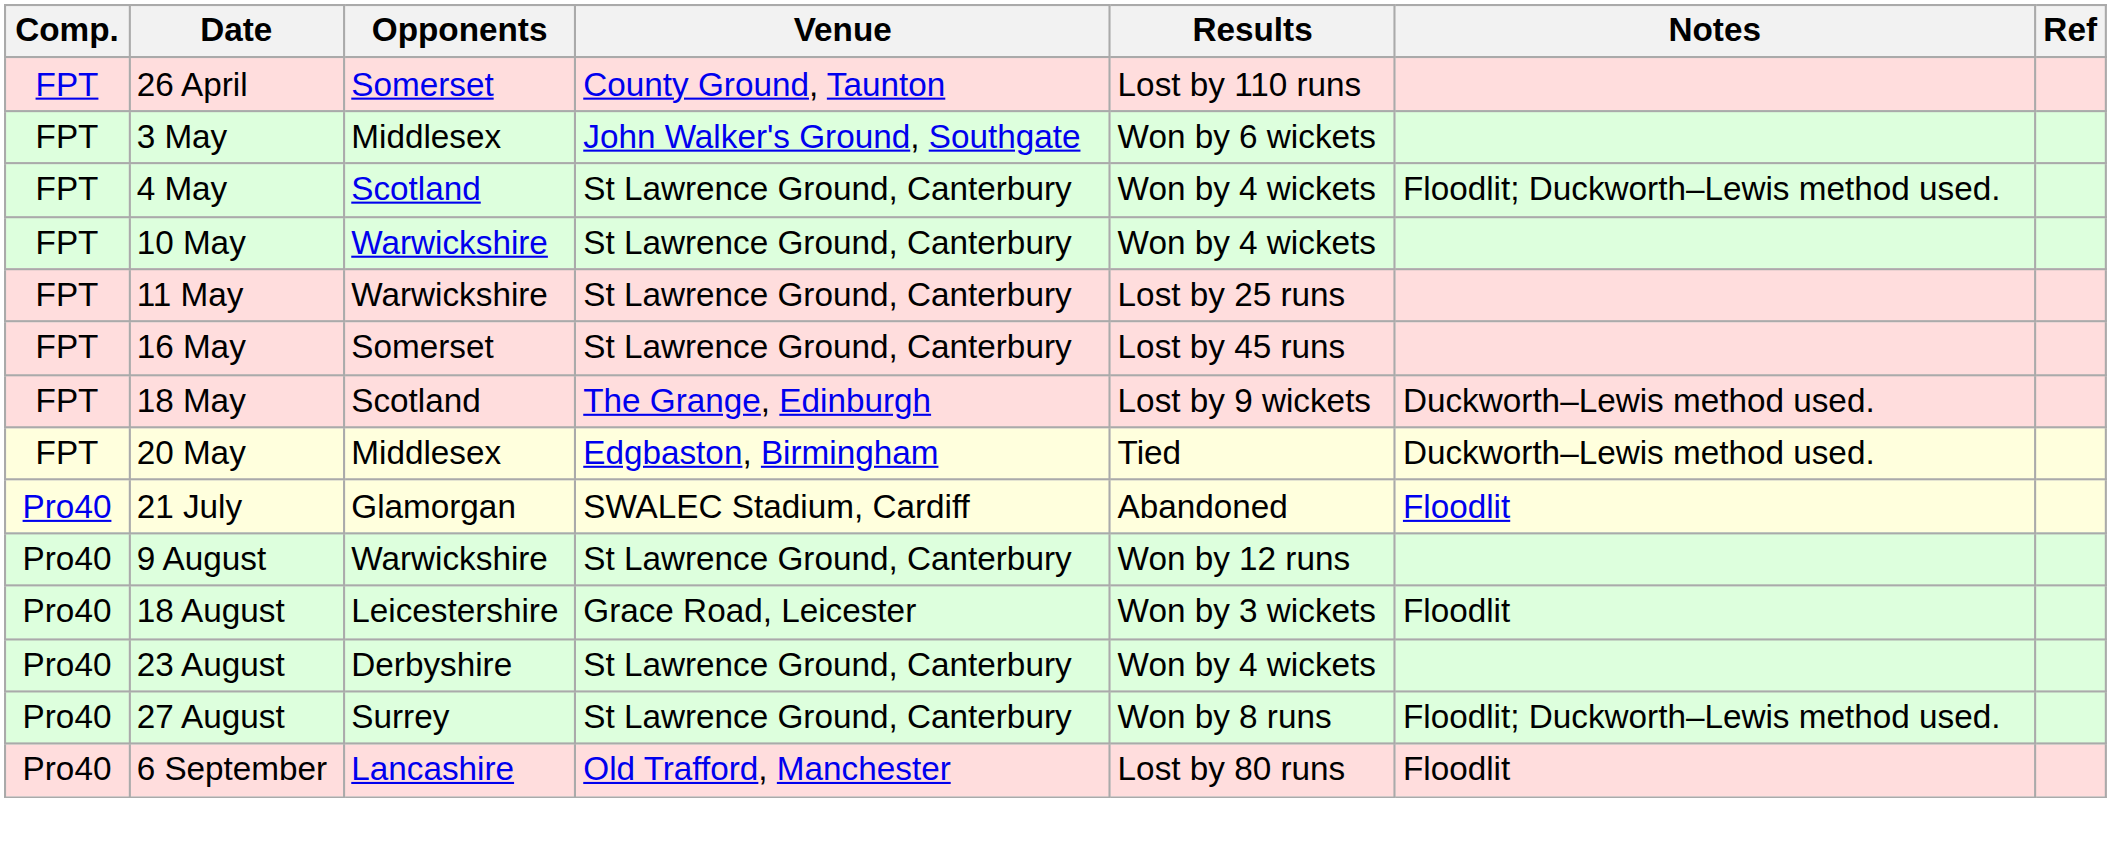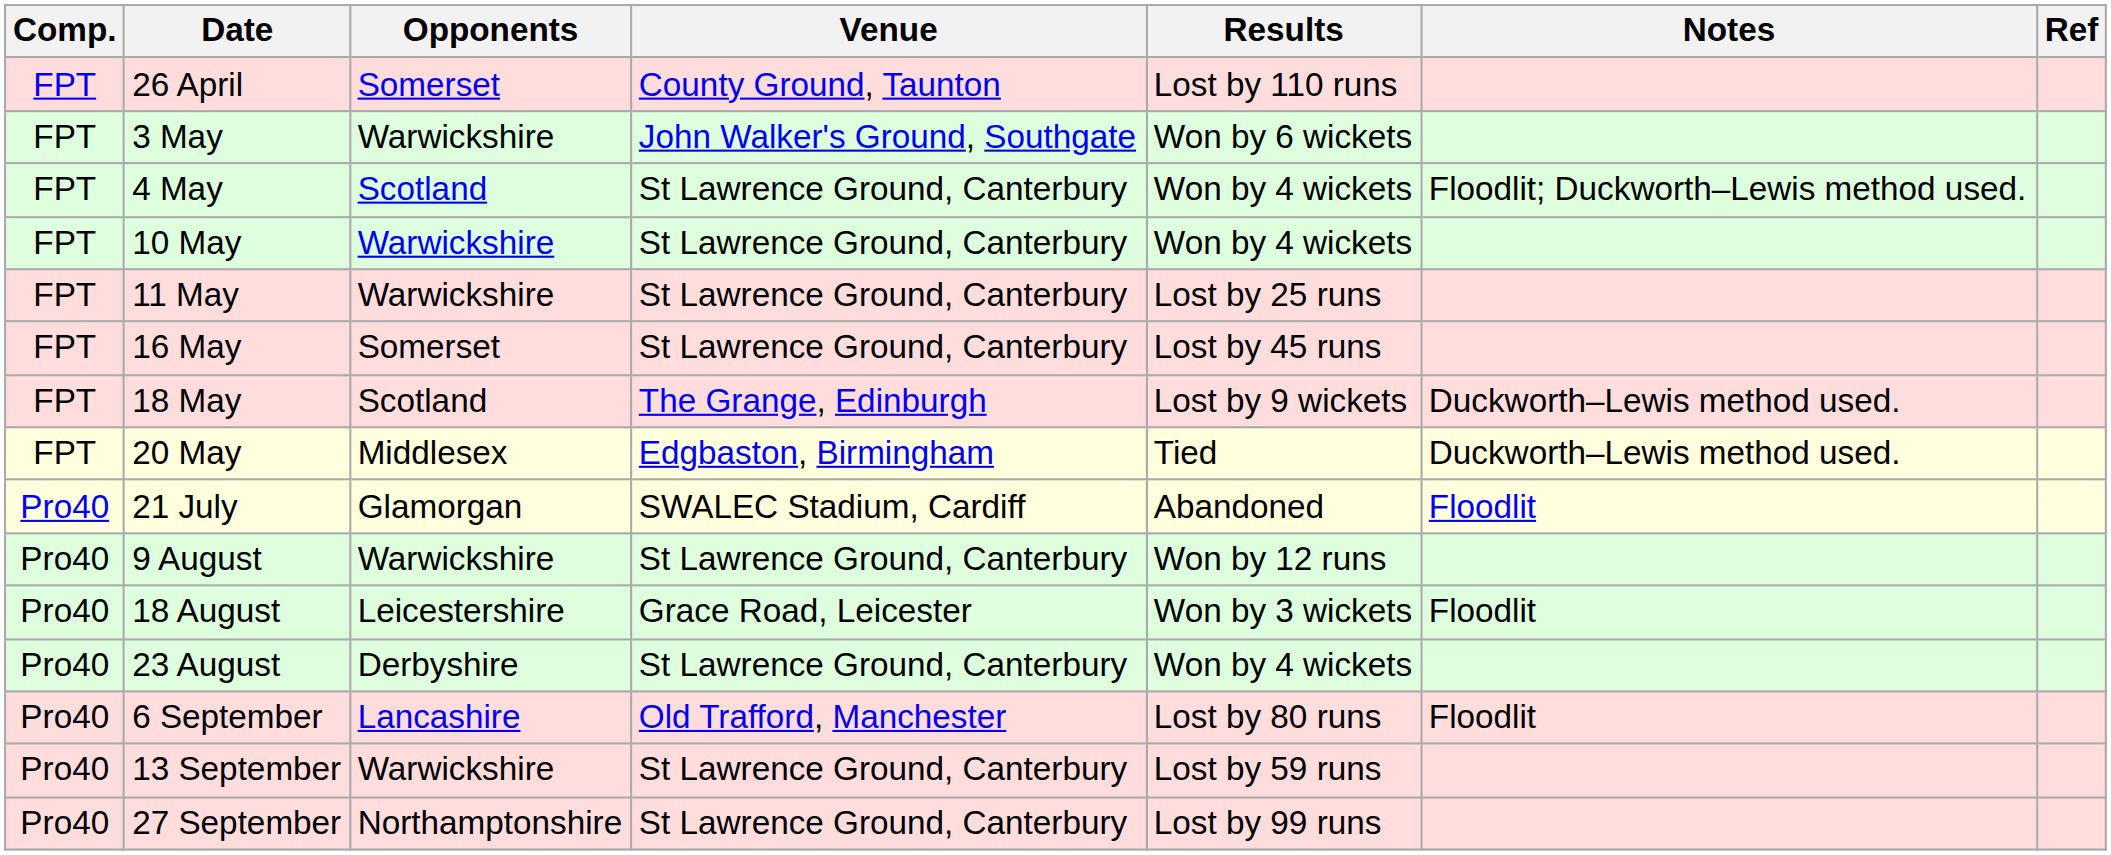(426, 136) Middlesex -> (456, 136) Warwickshire
- row: (211, 717)
+ row: (237, 769)
+ row: (237, 822)
